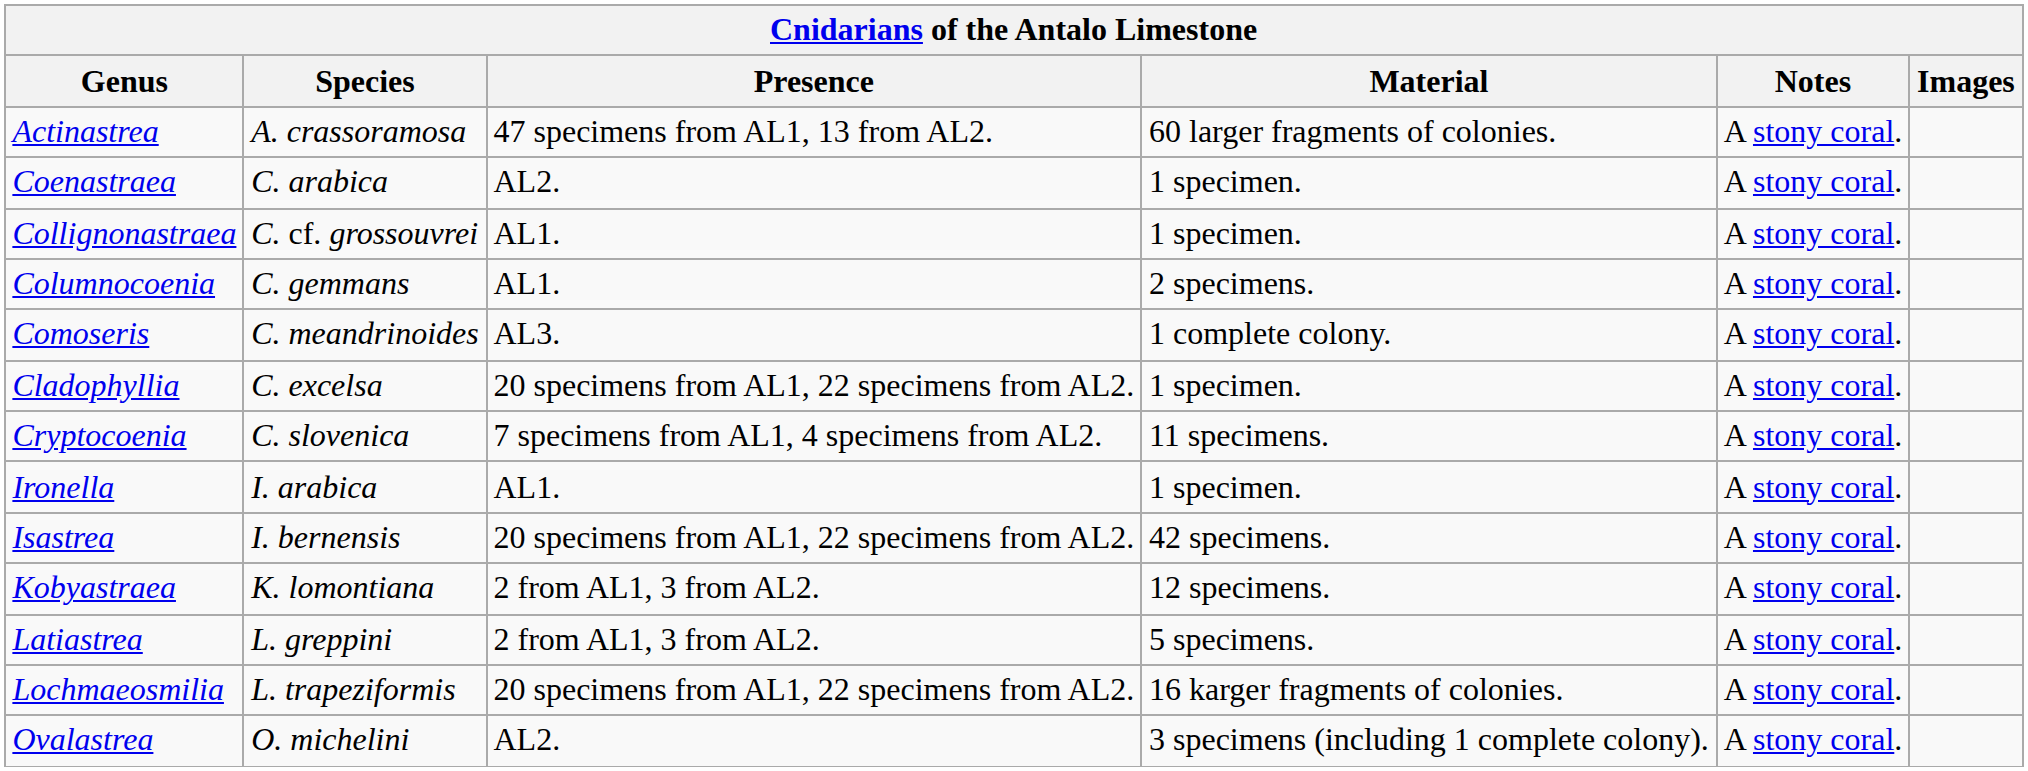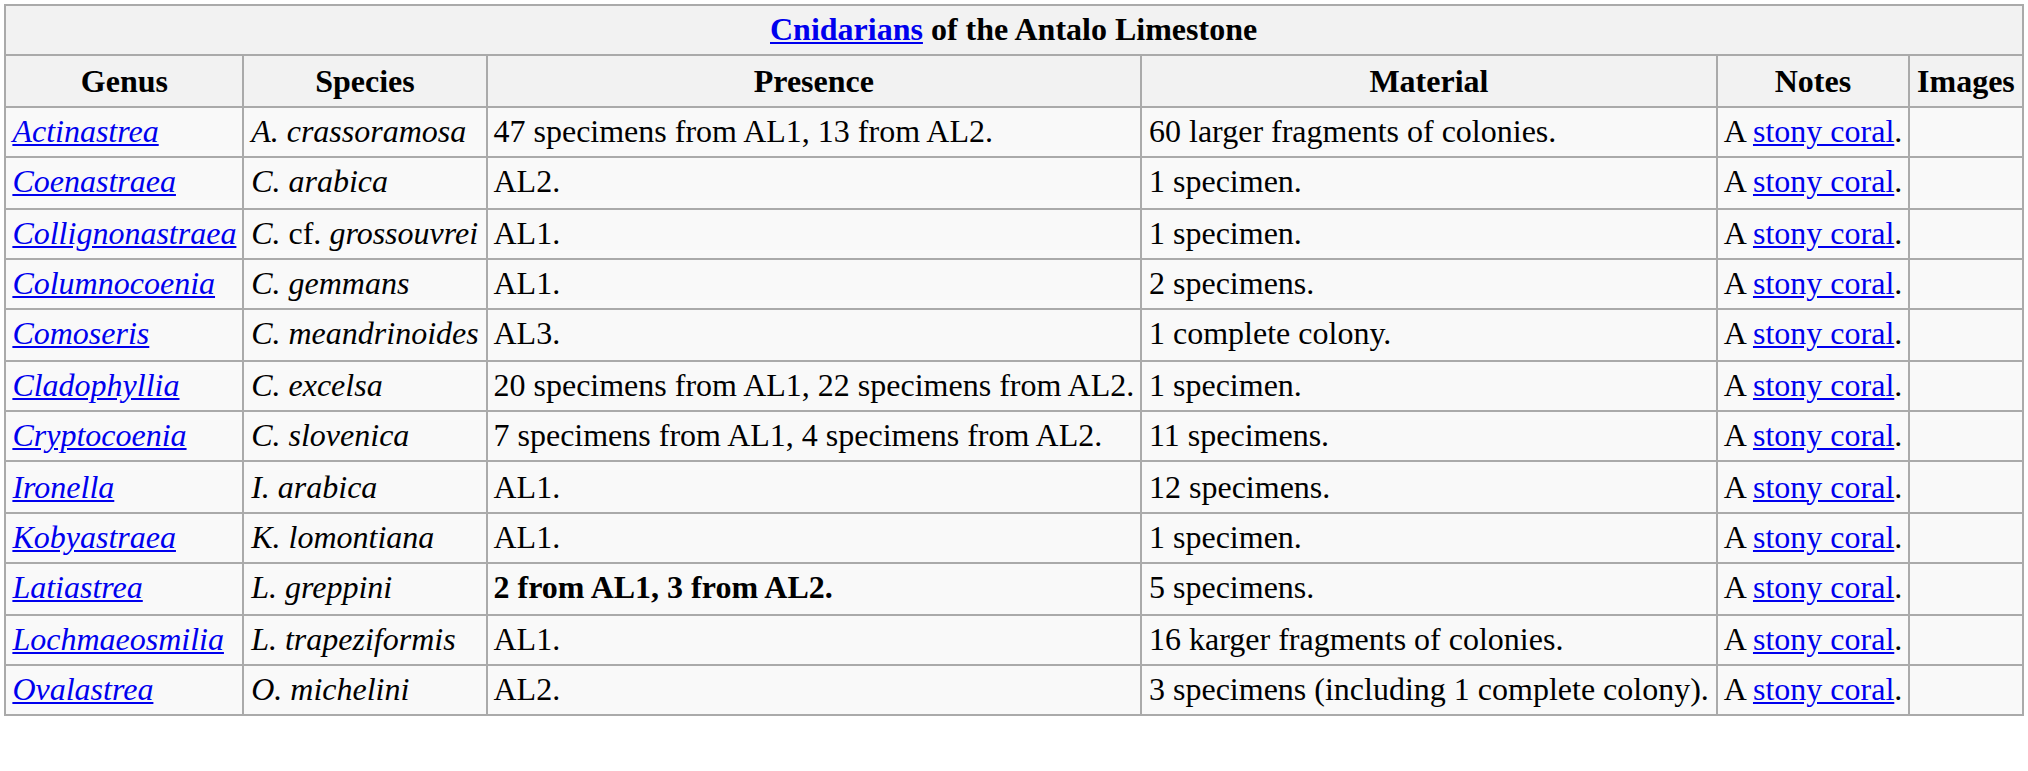(1225, 486) 1 specimen. -> (1240, 486) 12 specimens.
- row: (63, 537)
(657, 588) 2 from AL1, 3 from AL2. -> (527, 537) AL1.
(1240, 588) 12 specimens. -> (1225, 537) 1 specimen.
(657, 638) normal -> (663, 588) bold
(814, 689) 20 specimens from AL1, 22 specimens from AL2. -> (527, 638) AL1.
